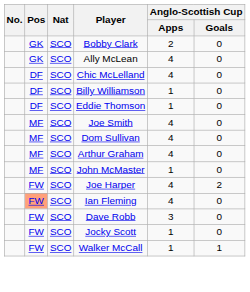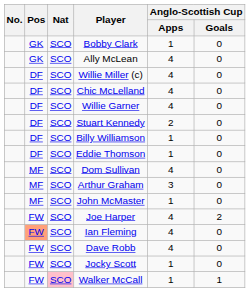(171, 43) 2 -> (171, 43) 1
+ row: (111, 75)
+ row: (111, 106)
+ row: (111, 122)
- row: (111, 122)
(171, 153) 4 -> (171, 185) 3
(171, 216) 3 -> (171, 248) 4
(61, 248) no background -> (61, 279) pink background
